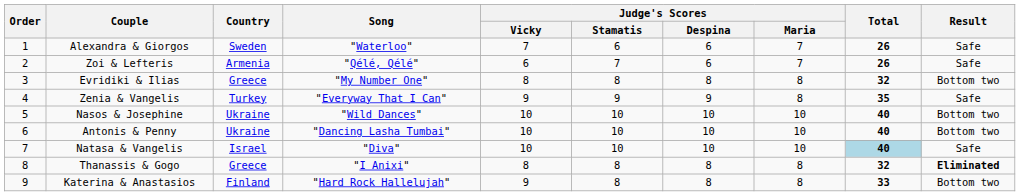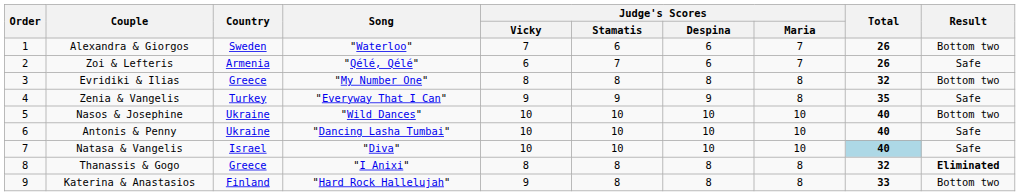(968, 47) Safe -> (968, 47) Bottom two
(968, 132) Bottom two -> (968, 132) Safe
